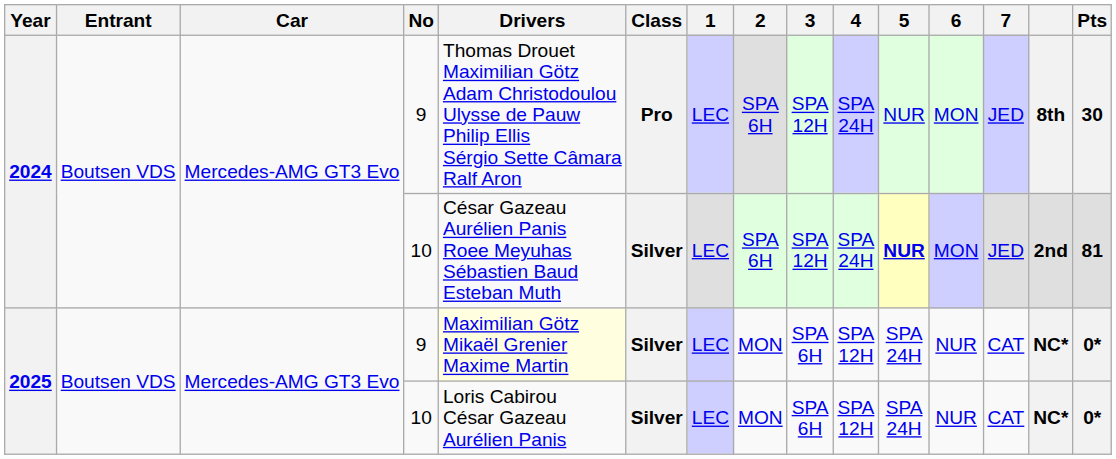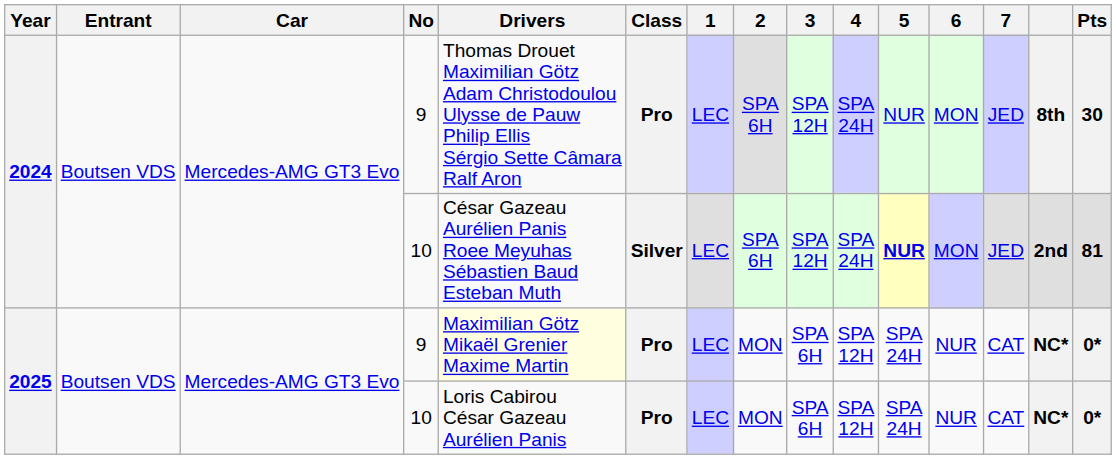(657, 345) Silver -> (657, 345) Pro
(657, 418) Silver -> (657, 418) Pro
